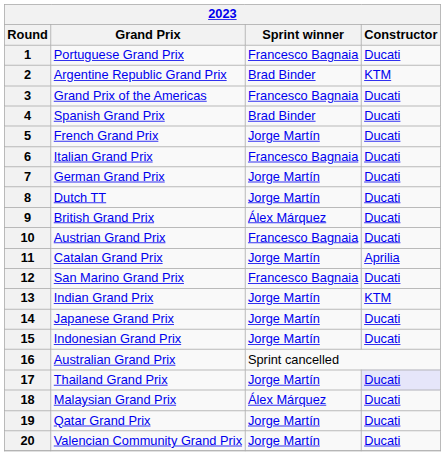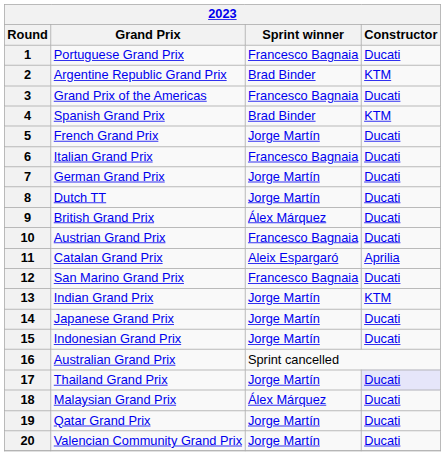(382, 116) Ducati -> (378, 116) KTM
(284, 258) Jorge Martín -> (293, 258) Aleix Espargaró
